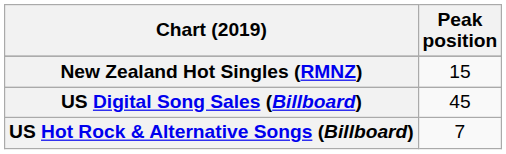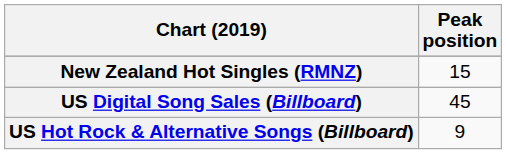(460, 132) 7 -> (460, 132) 9
